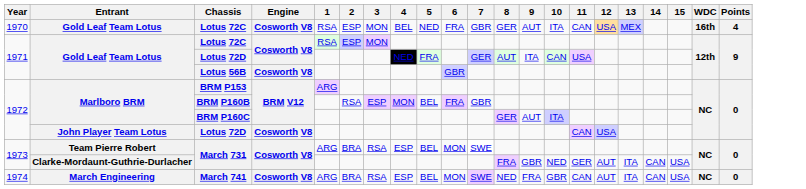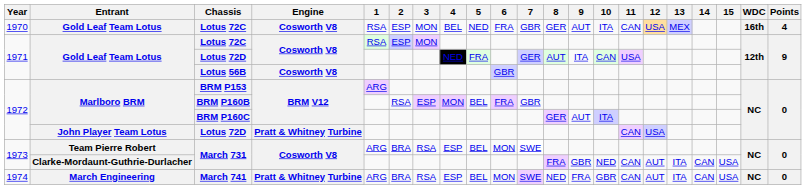(283, 132) Cosworth V8 -> (308, 132) Pratt & Whitney Turbine
(582, 162) GER -> (631, 162) CAN
(283, 177) Cosworth V8 -> (308, 177) Pratt & Whitney Turbine
